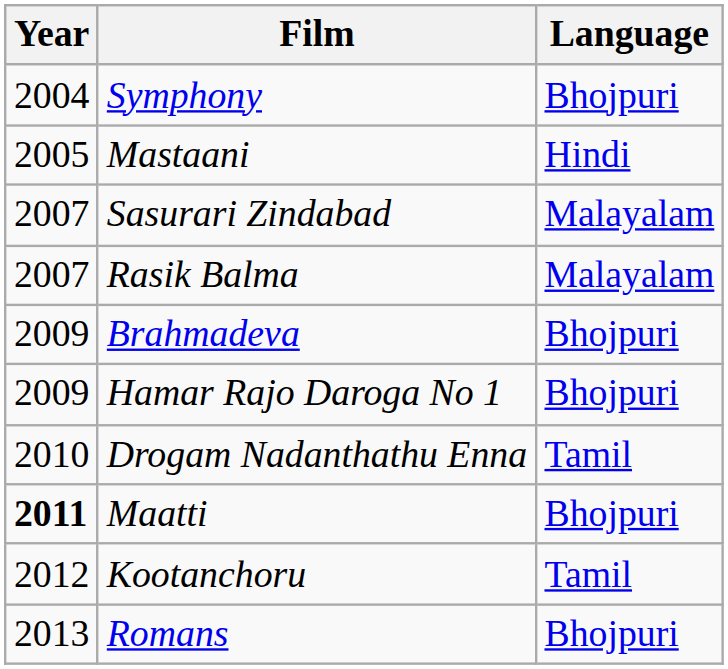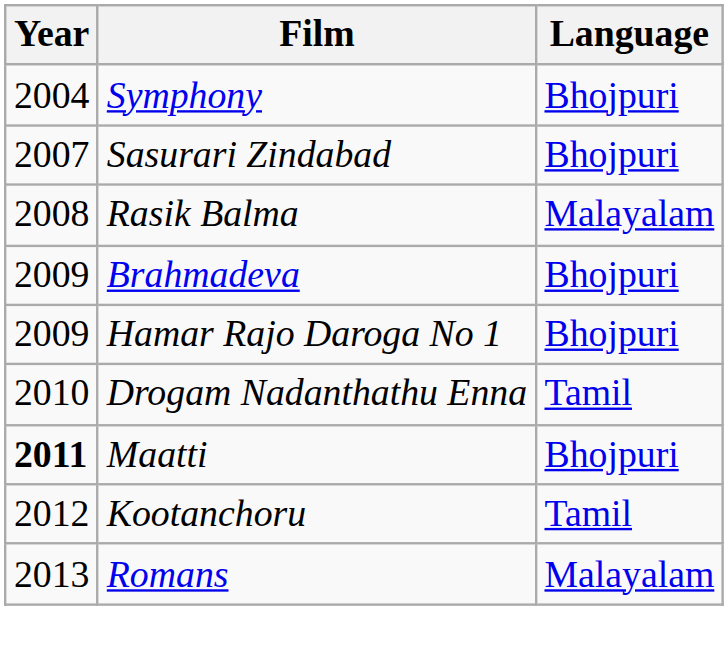- row: (178, 154)
(629, 214) Malayalam -> (612, 154) Bhojpuri
(52, 273) 2007 -> (52, 214) 2008
(612, 633) Bhojpuri -> (629, 573) Malayalam
